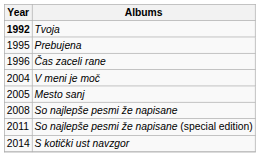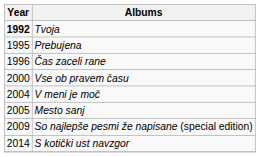+ row: (82, 78)
- row: (106, 111)
(18, 127) 2011 -> (18, 127) 2009
